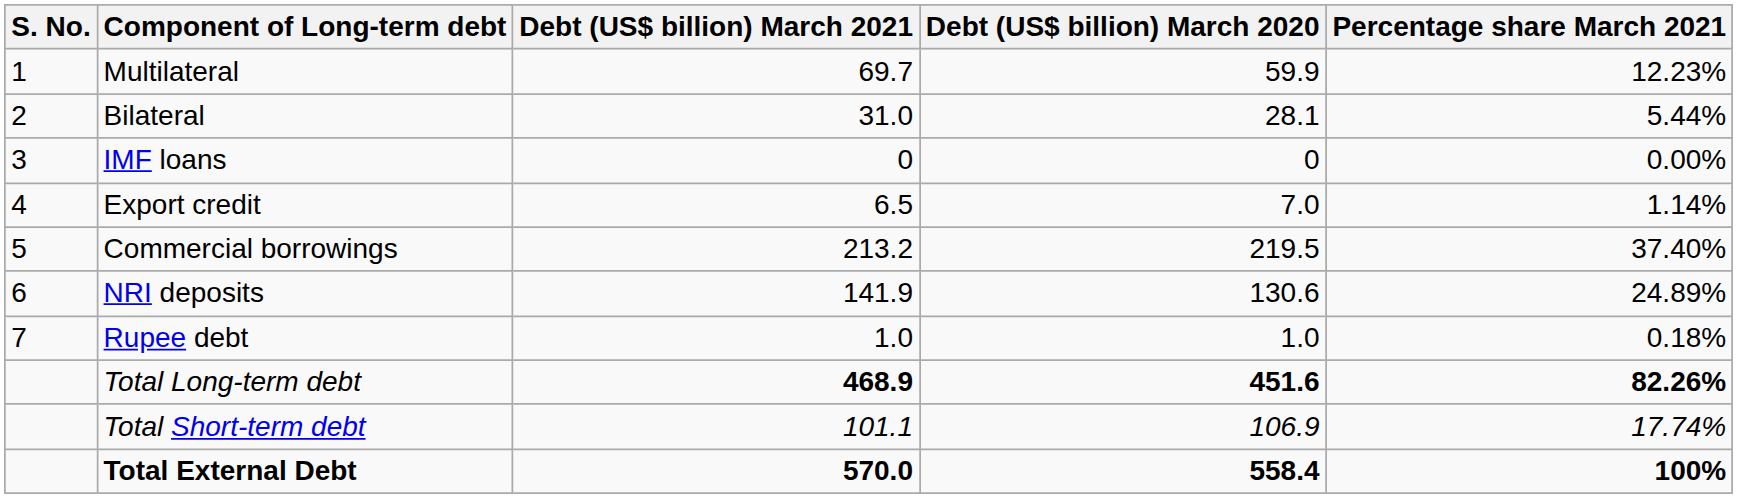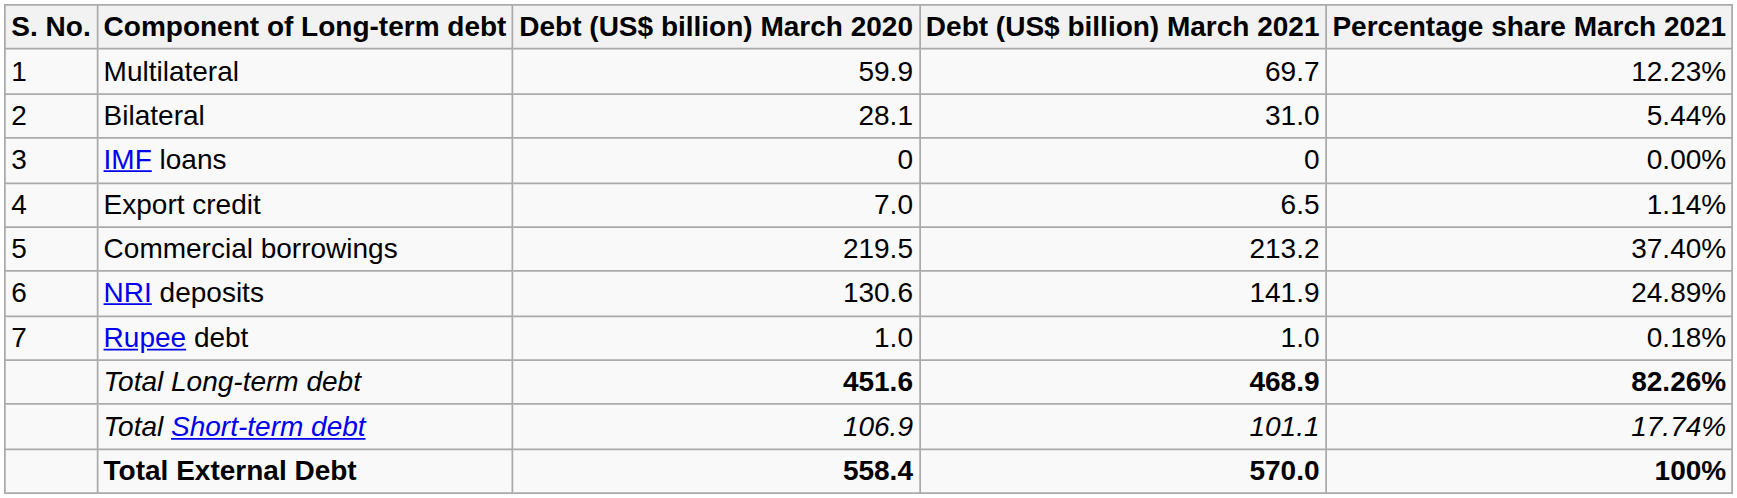columns swapped: (1123, 26) <-> (716, 26)
